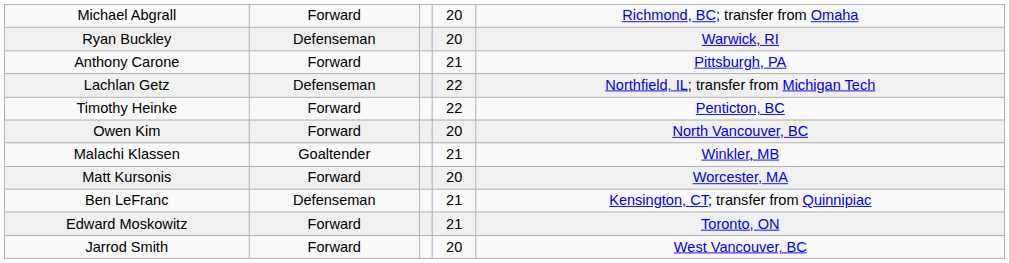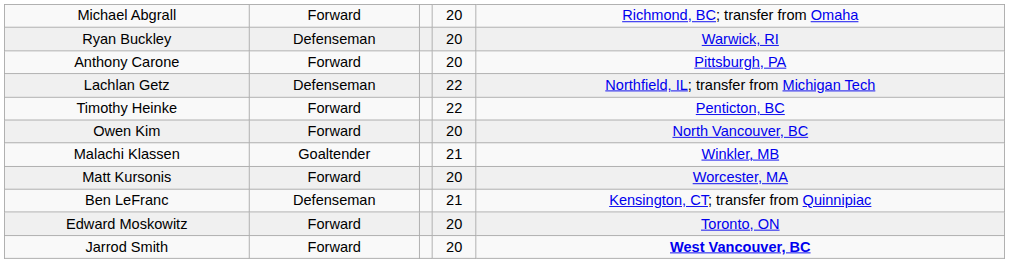(454, 62) 21 -> (454, 62) 20
(454, 223) 21 -> (454, 223) 20
(740, 246) normal -> (740, 246) bold
